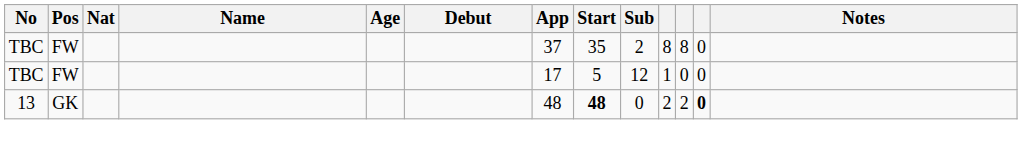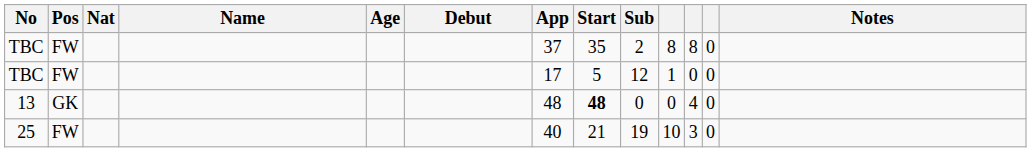(667, 103) 2 -> (671, 103) 0
(684, 103) 2 -> (693, 103) 4
(701, 103) bold -> (710, 103) normal
+ row: (26, 132)
